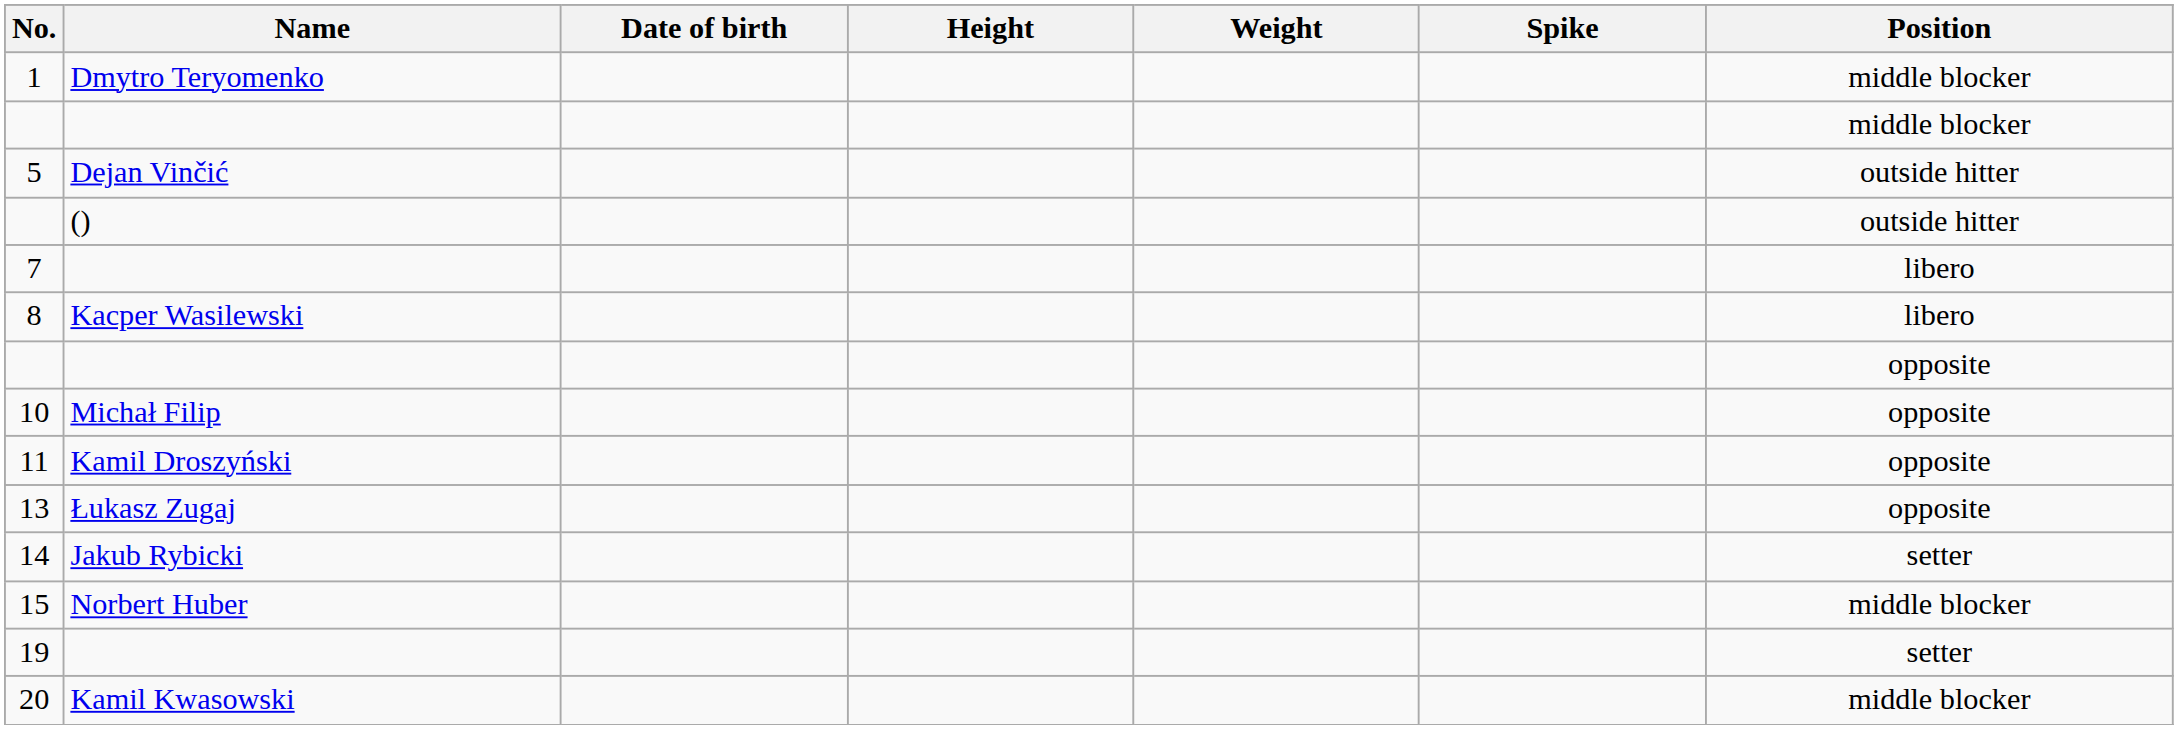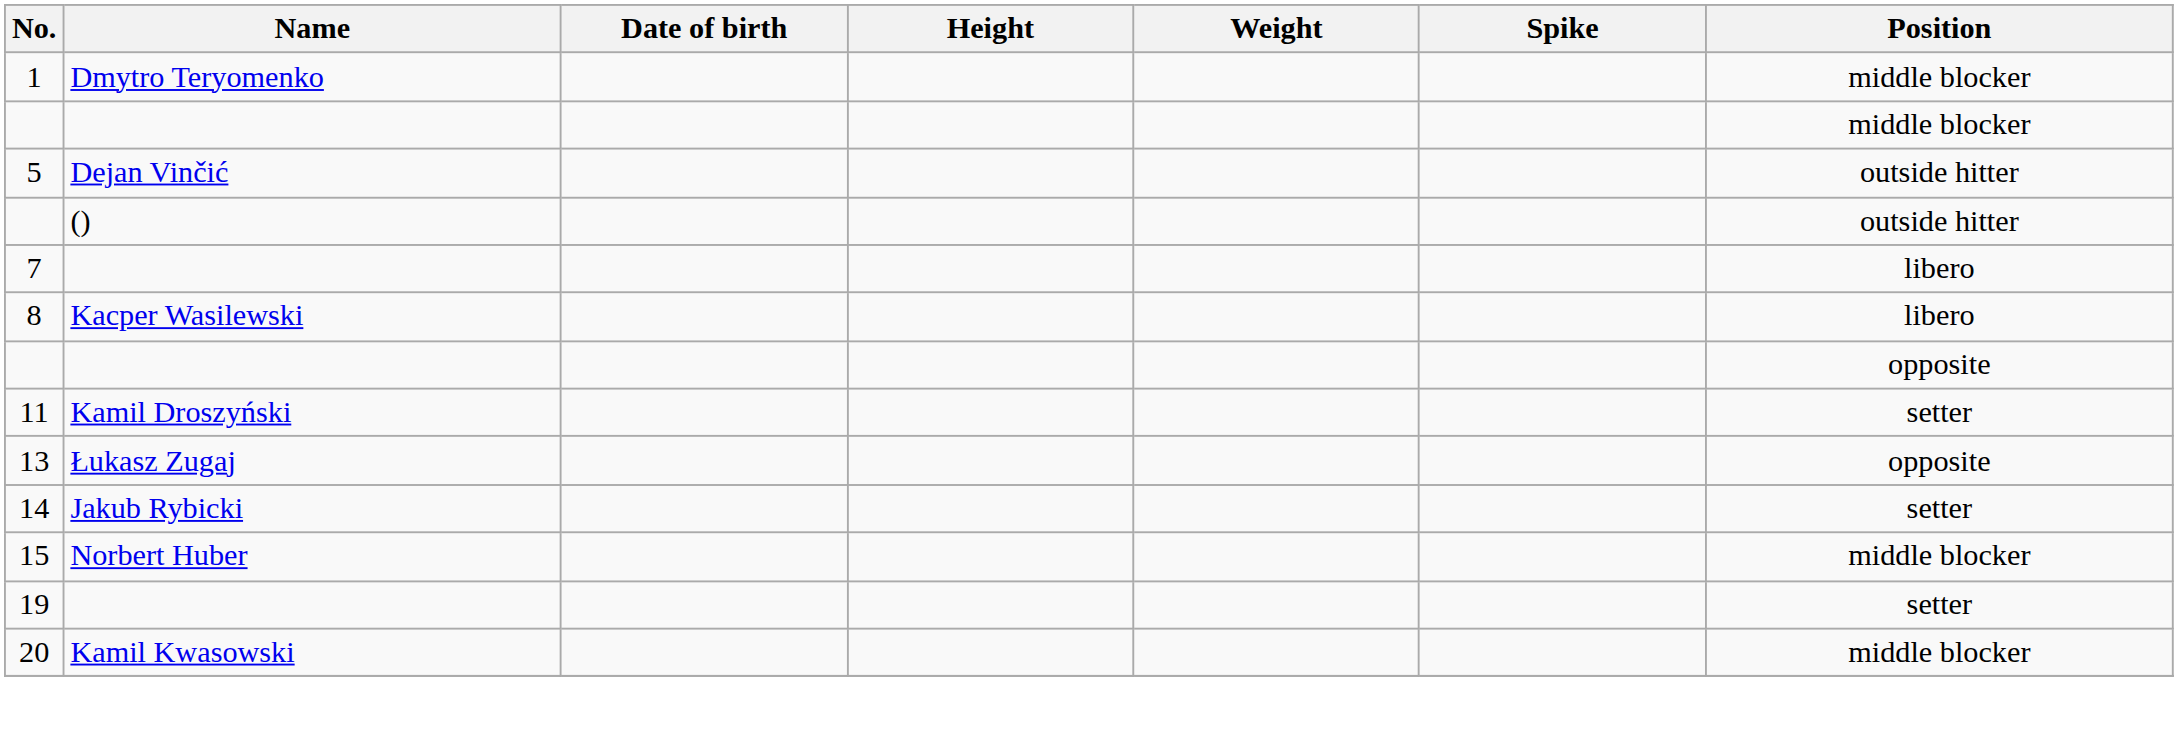- row: (34, 412)
(1939, 460) opposite -> (1939, 412) setter
